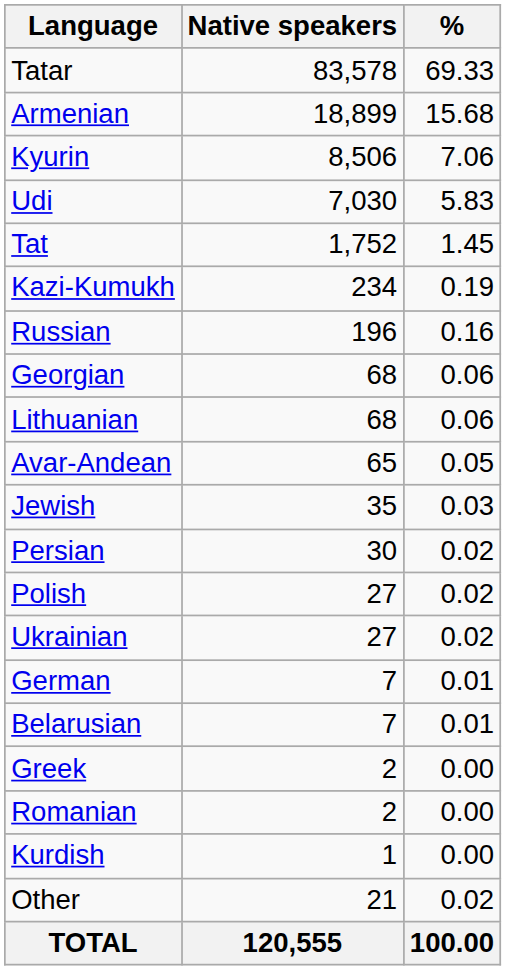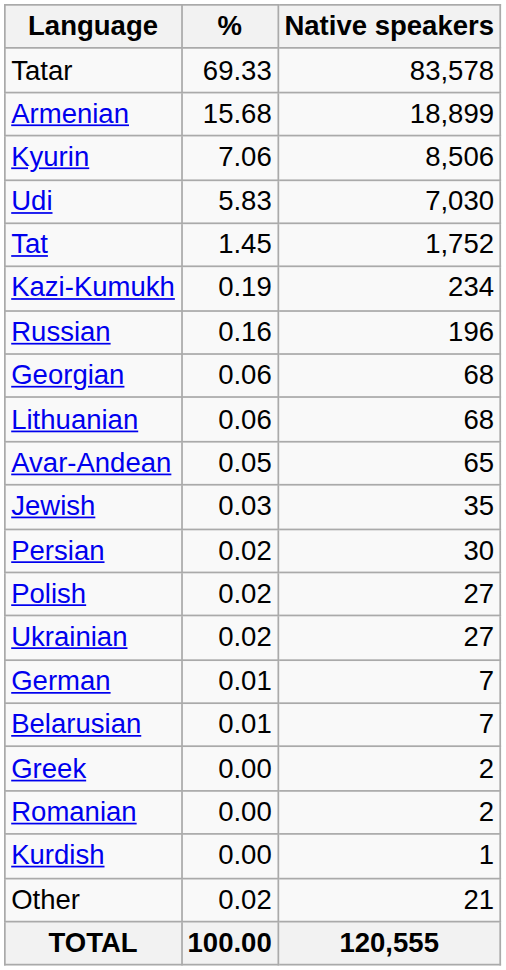columns swapped: (292, 26) <-> (452, 26)
